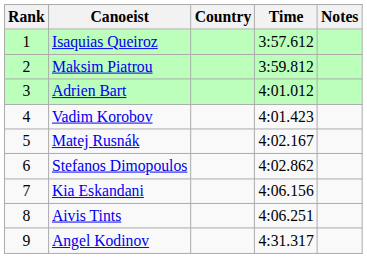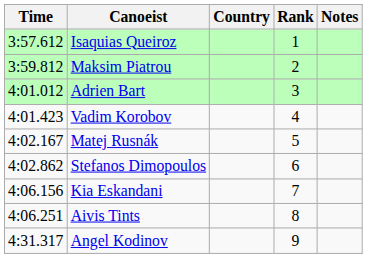columns swapped: (26, 16) <-> (286, 16)
